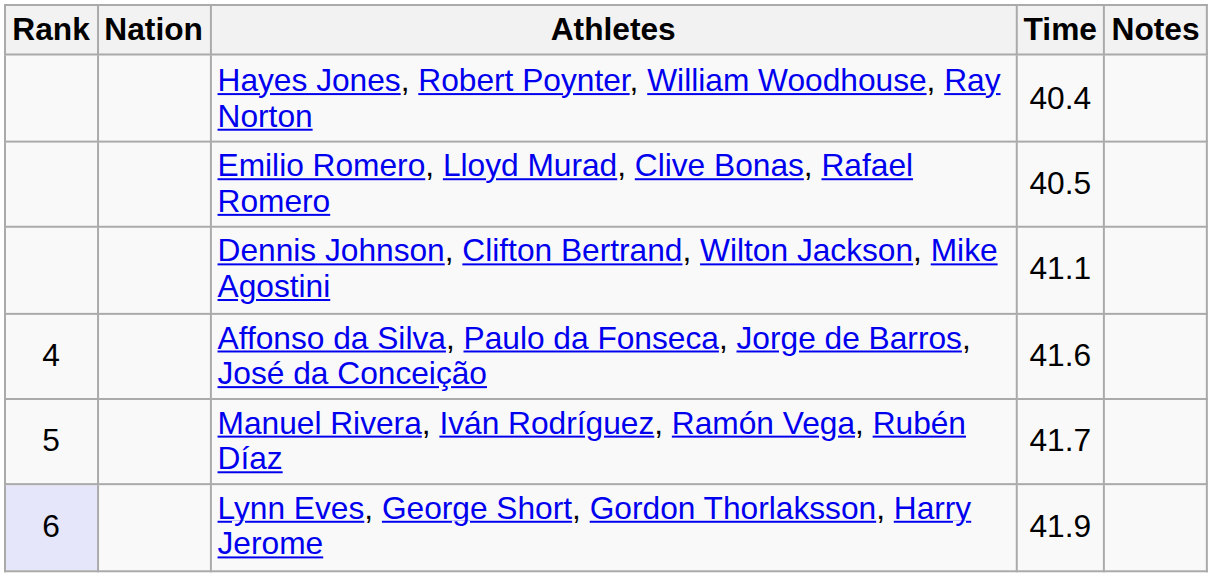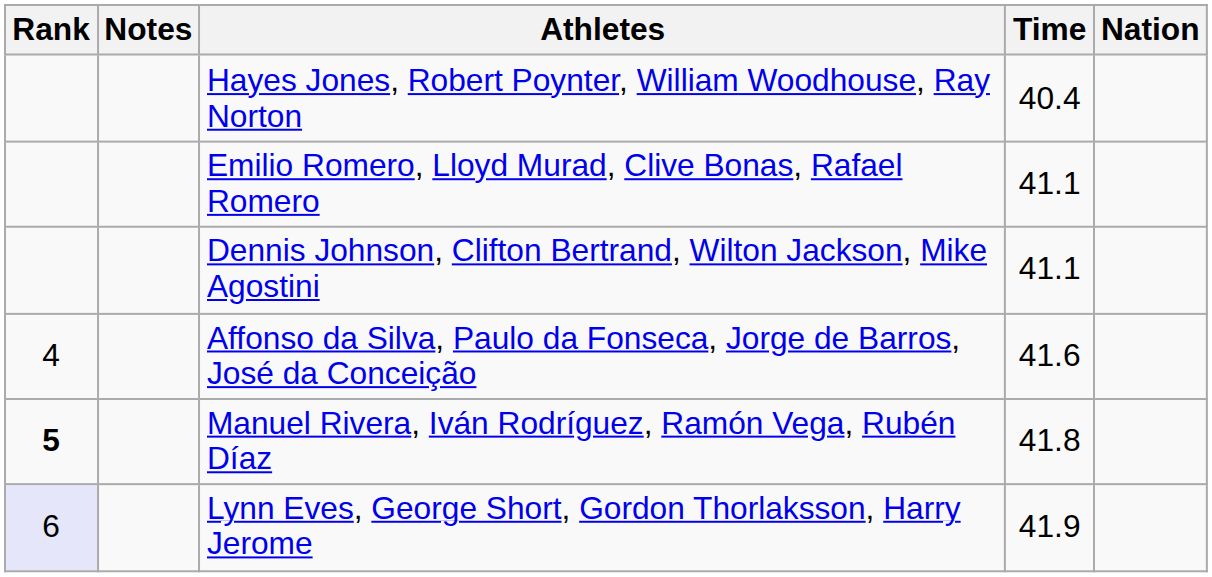columns swapped: (154, 29) <-> (1156, 29)
(1060, 183) 40.5 -> (1050, 183) 41.1
(51, 441) normal -> (51, 441) bold
(1060, 441) 41.7 -> (1050, 441) 41.8
